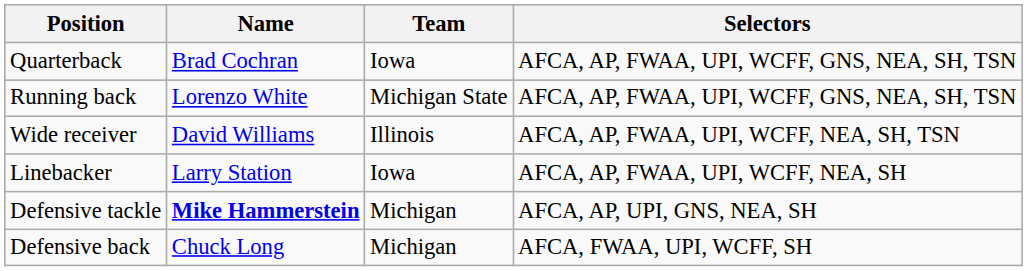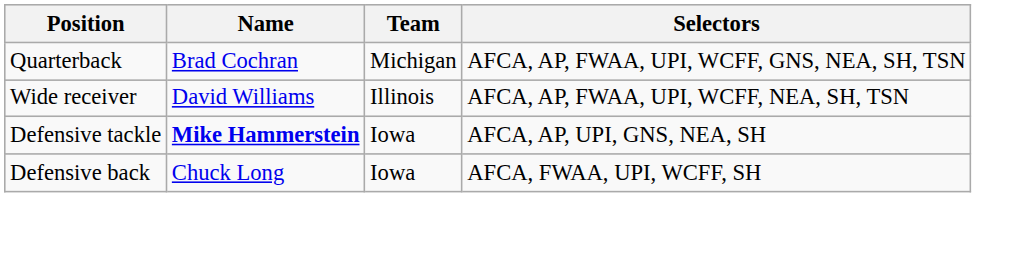(393, 60) Iowa -> (413, 60) Michigan
- row: (73, 98)
- row: (61, 172)
(413, 209) Michigan -> (393, 135) Iowa
(413, 247) Michigan -> (393, 172) Iowa
